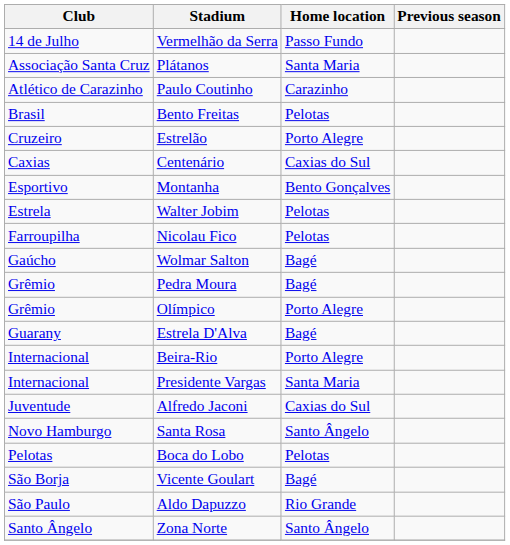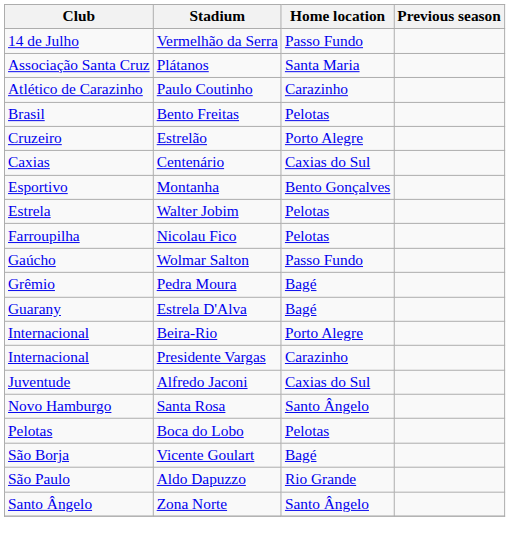(301, 260) Bagé -> (324, 260) Passo Fundo
- row: (186, 308)
(322, 382) Santa Maria -> (316, 357) Carazinho
